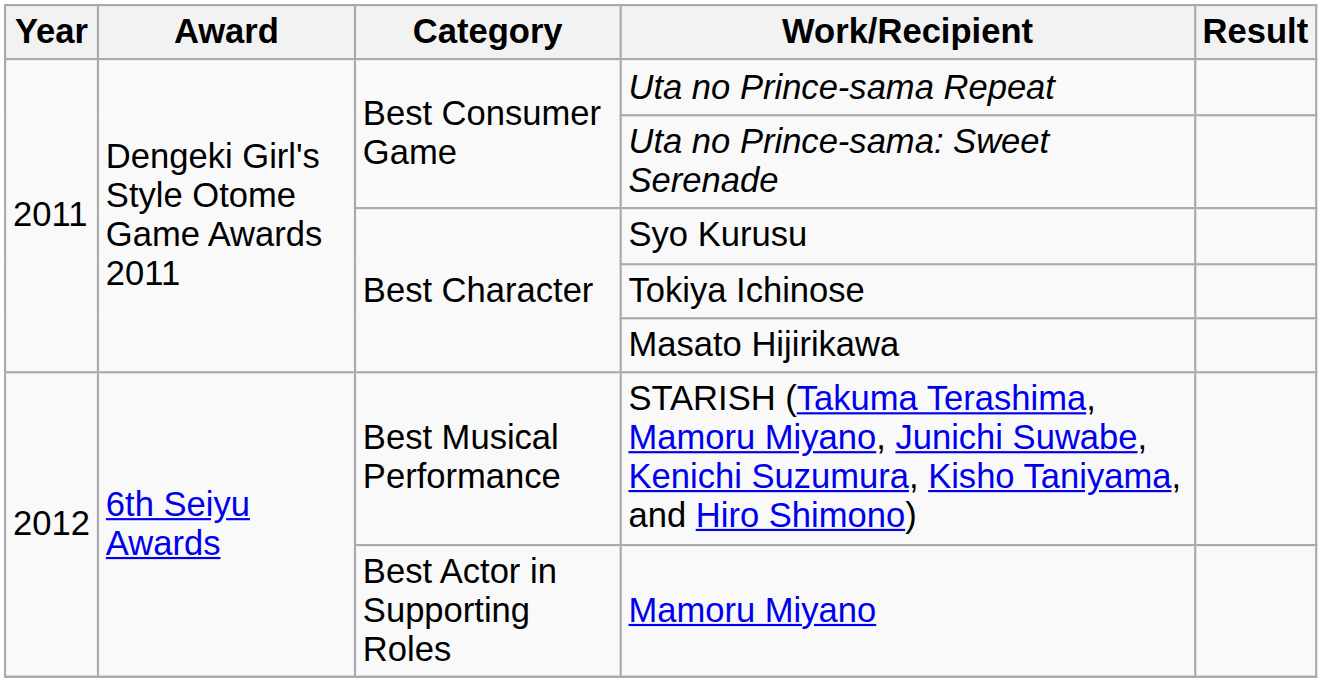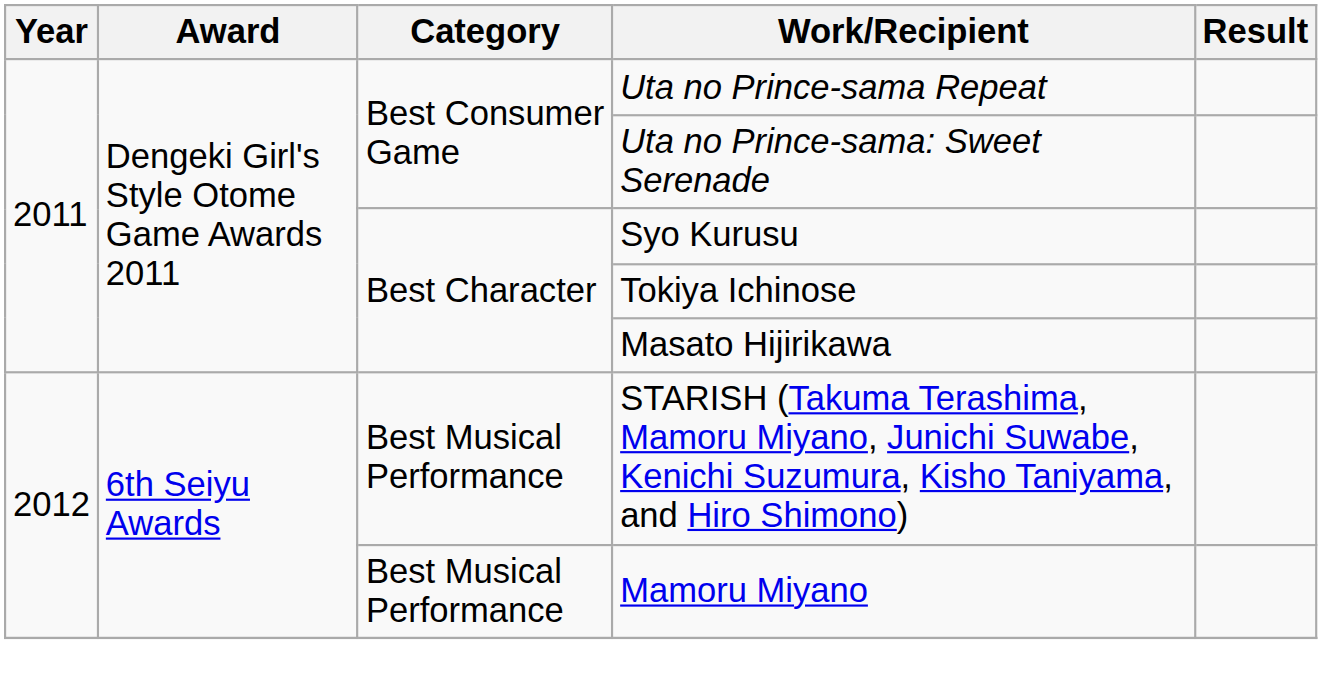(460, 609) Best Actor in Supporting Roles -> (465, 590) Best Musical Performance
